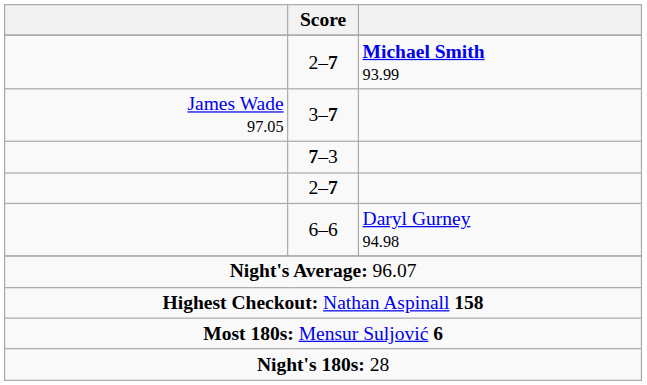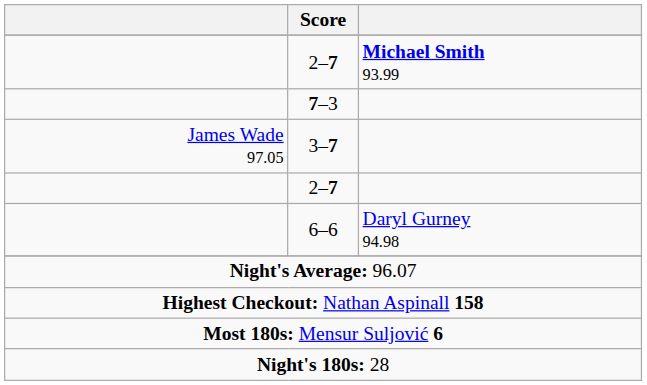rows swapped: (323, 114) <-> (323, 156)
